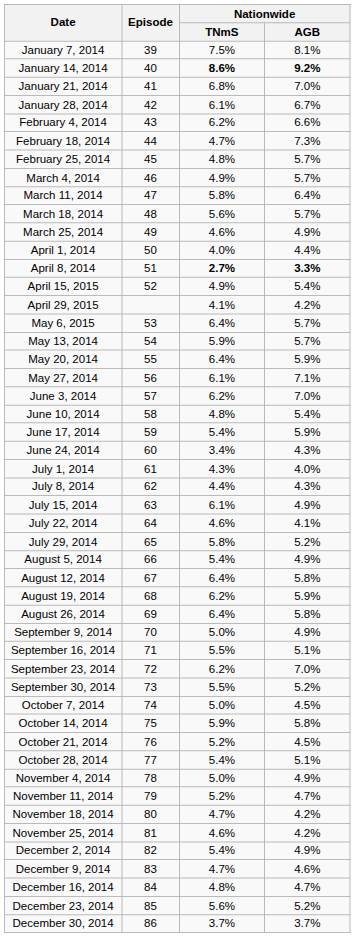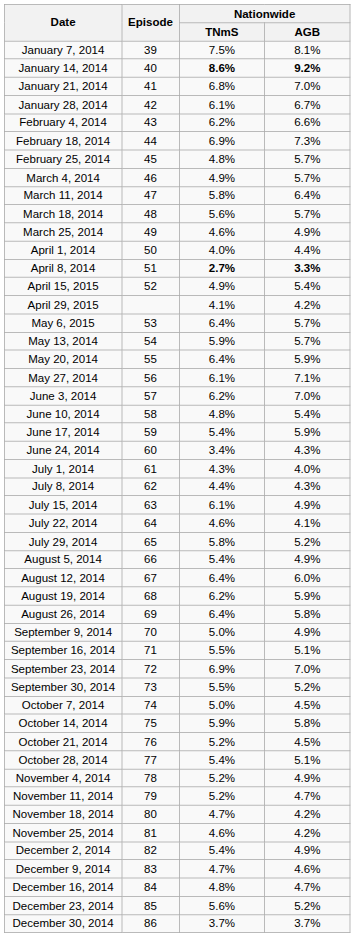(222, 141) 4.7% -> (222, 141) 6.9%
(307, 578) 5.8% -> (307, 578) 6.0%
(222, 669) 6.2% -> (222, 669) 6.9%
(222, 778) 5.0% -> (222, 778) 5.2%
